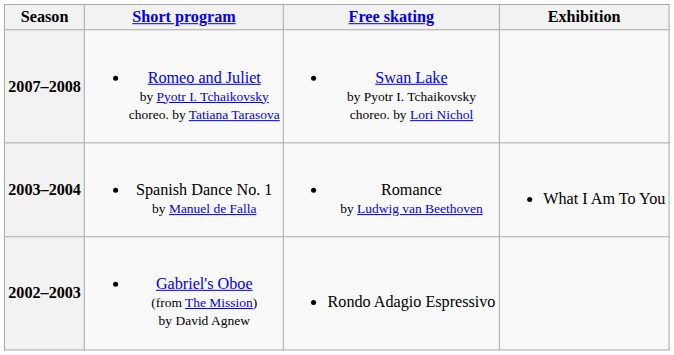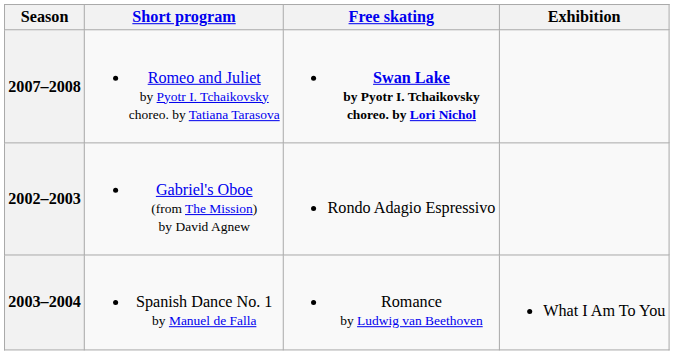(391, 95) normal -> (391, 95) bold
rows swapped: (45, 189) <-> (45, 293)
